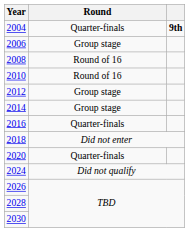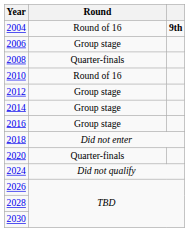(97, 28) Quarter-finals -> (97, 28) Round of 16
(97, 60) Round of 16 -> (97, 60) Quarter-finals
(97, 124) Quarter-finals -> (97, 124) Group stage
